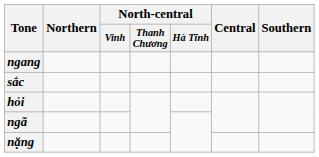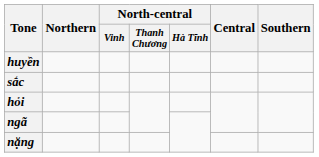- row: (24, 62)
+ row: (23, 62)
